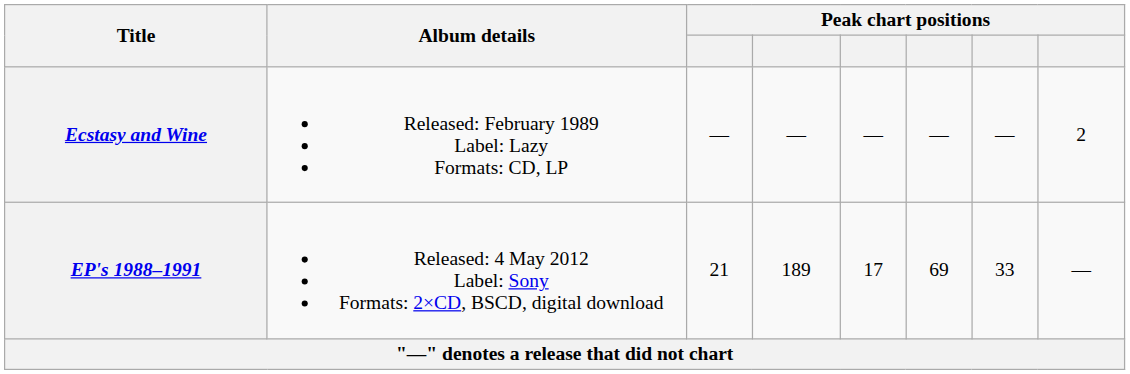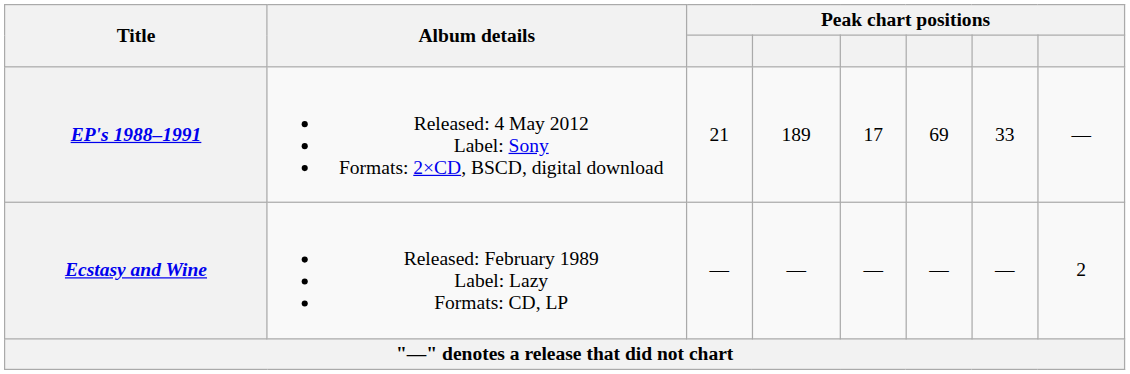rows swapped: (136, 134) <-> (136, 270)
